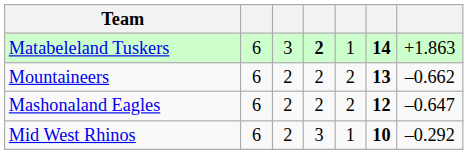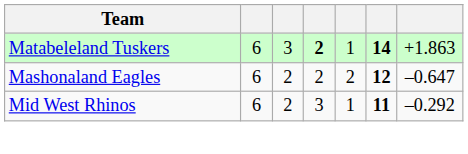- row: (59, 76)
(381, 134) 10 -> (381, 105) 11
